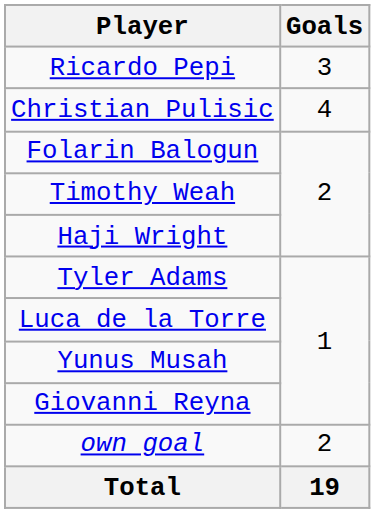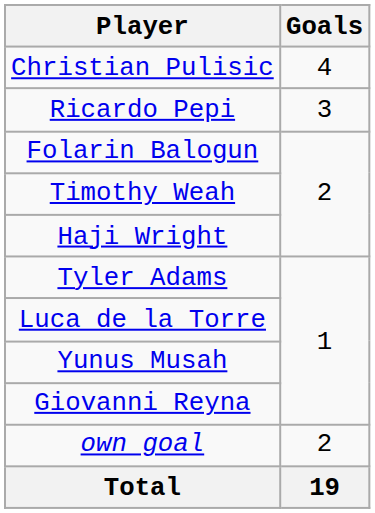rows swapped: (142, 110) <-> (142, 68)
